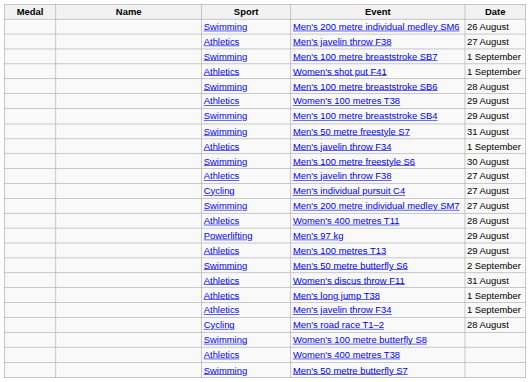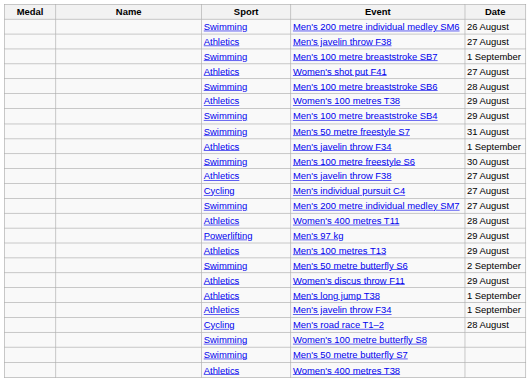(494, 72) 1 September -> (488, 72) 27 August
(488, 280) 31 August -> (488, 280) 29 August
rows swapped: (225, 370) <-> (222, 355)
